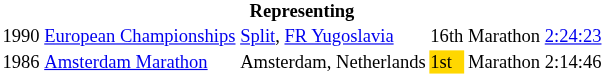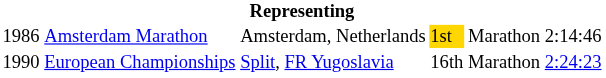rows swapped: (126, 61) <-> (140, 36)
